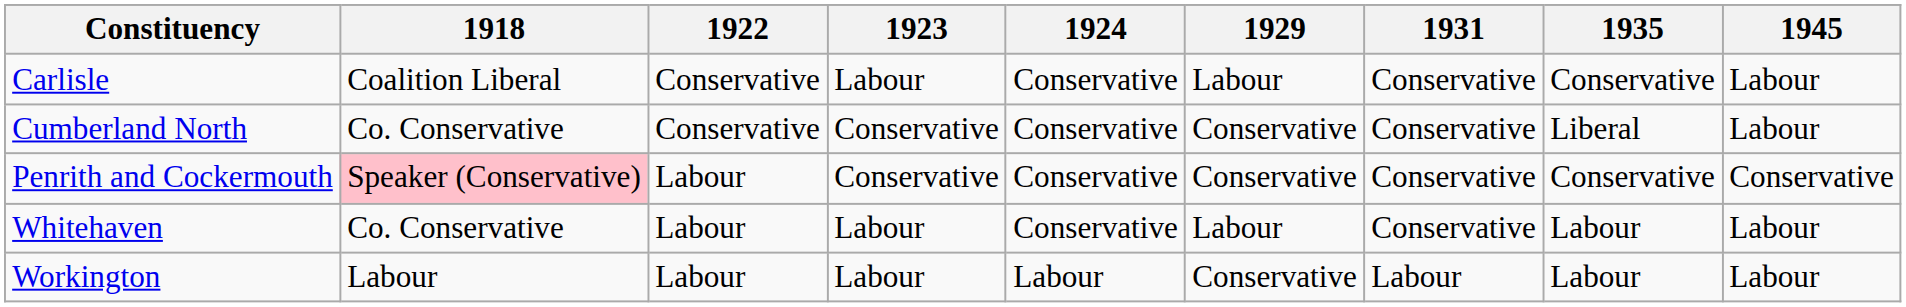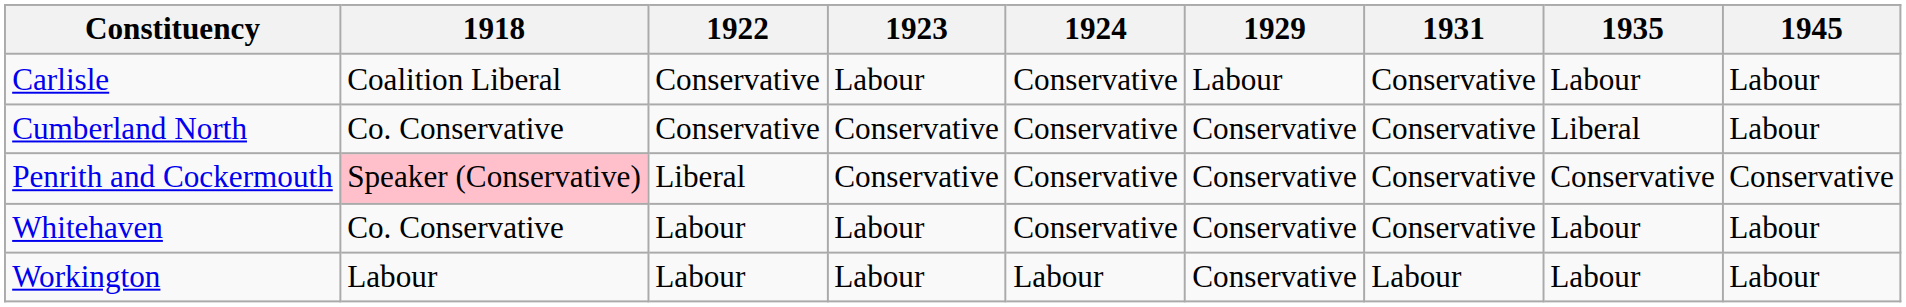(1633, 78) Conservative -> (1595, 78) Labour
(700, 177) Labour -> (700, 177) Liberal
(1237, 227) Labour -> (1275, 227) Conservative
